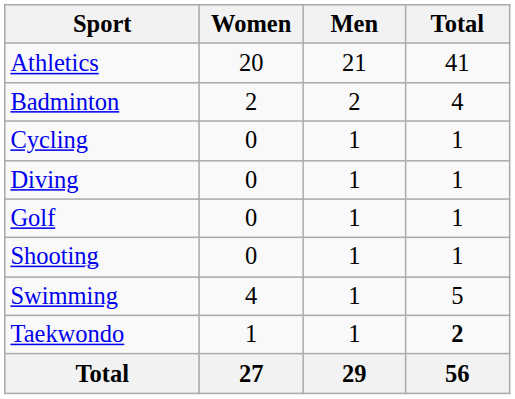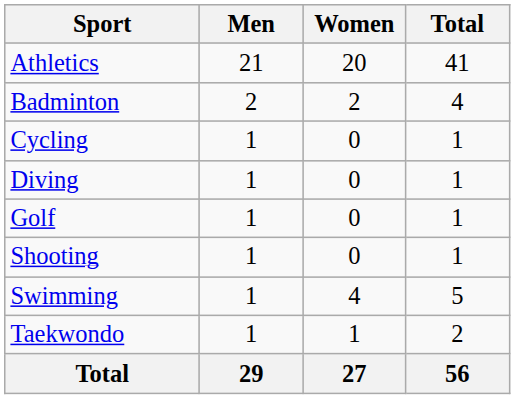columns swapped: (354, 23) <-> (251, 23)
(457, 334) bold -> (457, 334) normal
